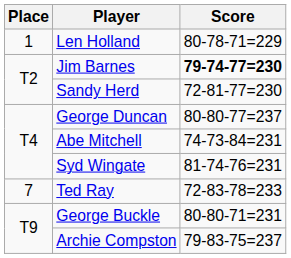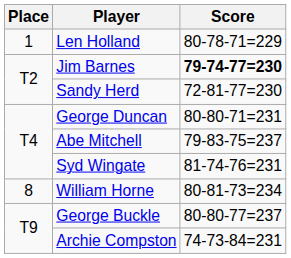(233, 116) 80-80-77=237 -> (233, 116) 80-80-71=231
(233, 141) 74-73-84=231 -> (233, 141) 79-83-75=237
- row: (85, 191)
+ row: (105, 191)
(233, 215) 80-80-71=231 -> (233, 215) 80-80-77=237
(233, 240) 79-83-75=237 -> (233, 240) 74-73-84=231
